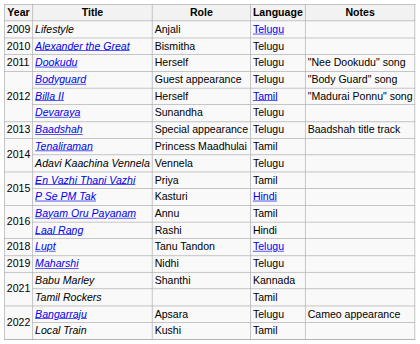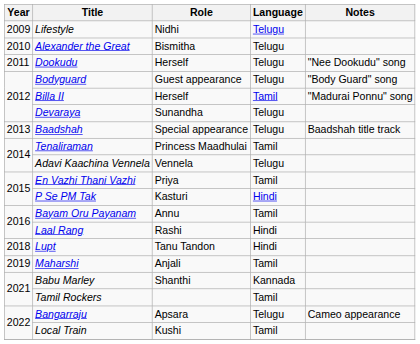(168, 29) Anjali -> (167, 29) Nidhi
(268, 247) Telugu -> (265, 247) Hindi
(167, 264) Nidhi -> (168, 264) Anjali
(268, 264) Telugu -> (265, 264) Tamil
